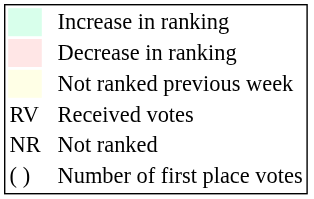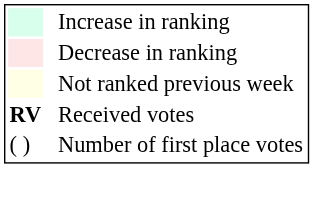(24, 114) normal -> (25, 114) bold
- row: (108, 145)
